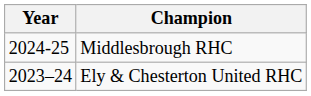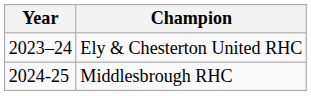rows swapped: (191, 76) <-> (156, 47)
